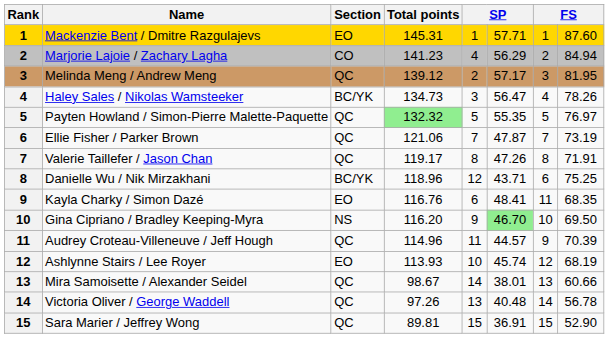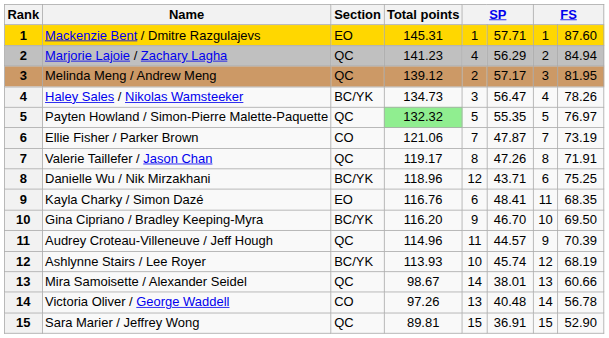(344, 55) CO -> (344, 55) QC
(344, 138) QC -> (344, 138) CO
(343, 220) NS -> (354, 220) BC/YK
(510, 220) lightgreen background -> (510, 220) no background
(344, 261) EO -> (354, 261) BC/YK
(344, 302) QC -> (344, 302) CO
